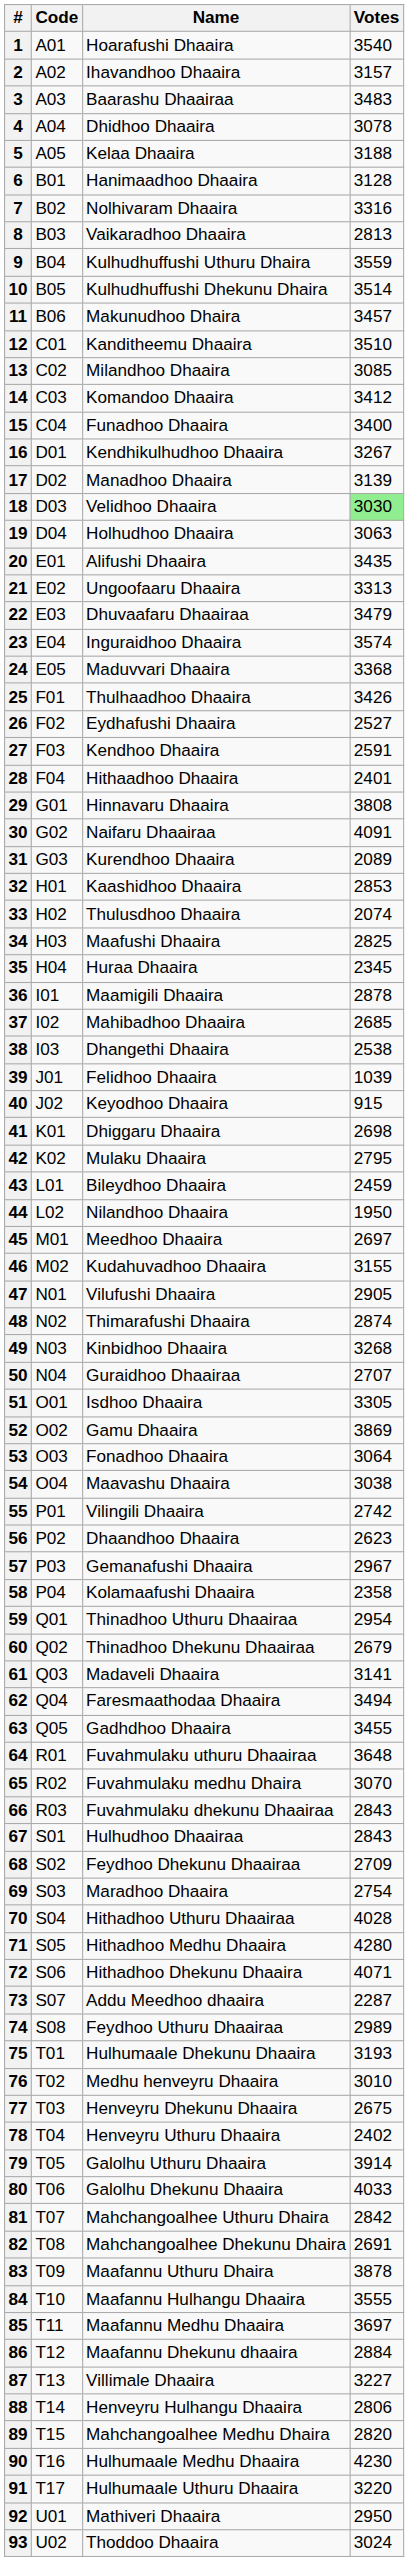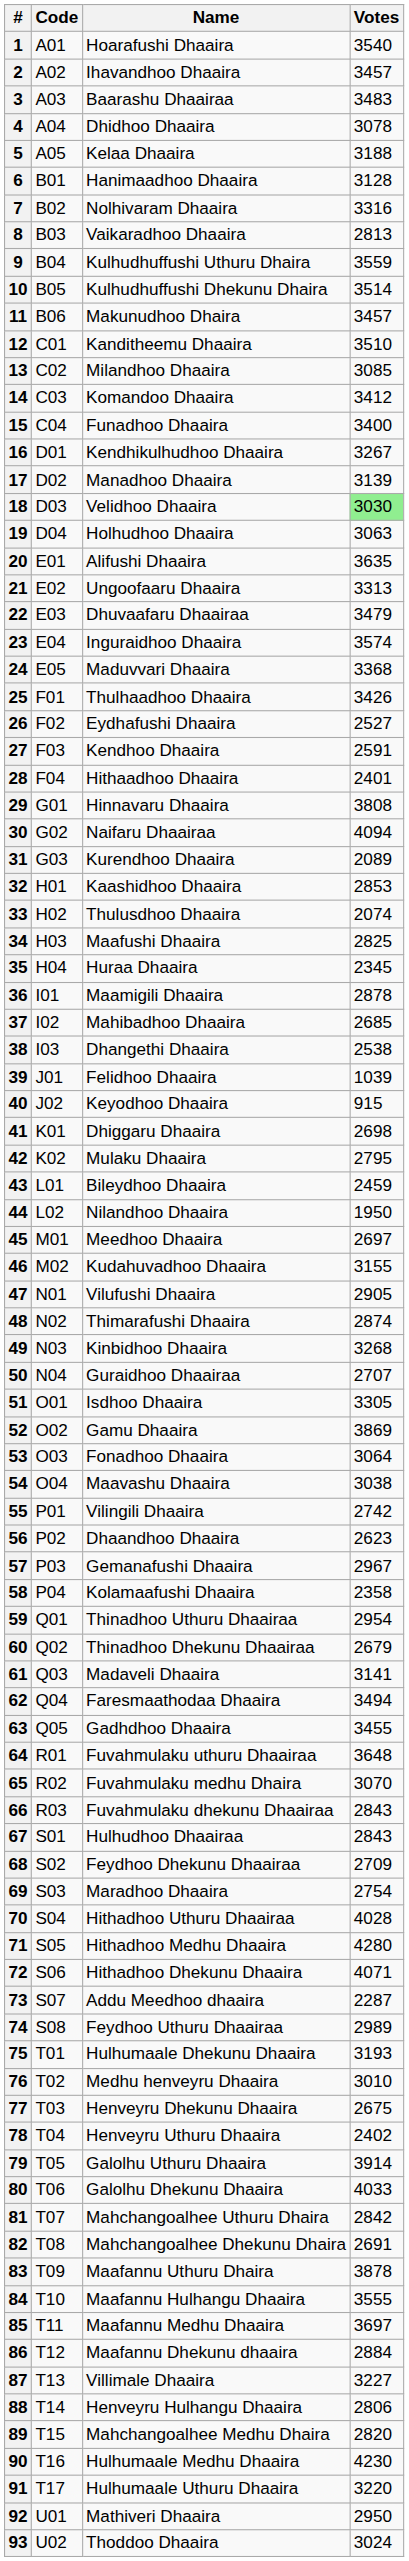(373, 72) 3157 -> (373, 72) 3457
(373, 561) 3435 -> (373, 561) 3635
(373, 832) 4091 -> (373, 832) 4094
